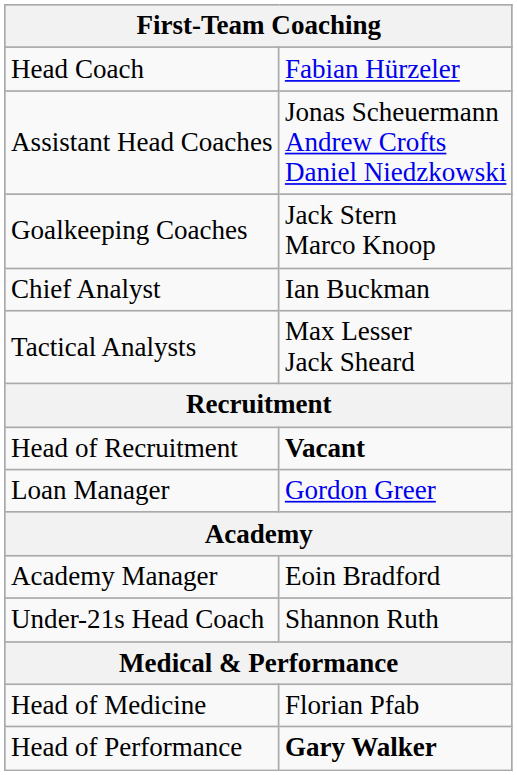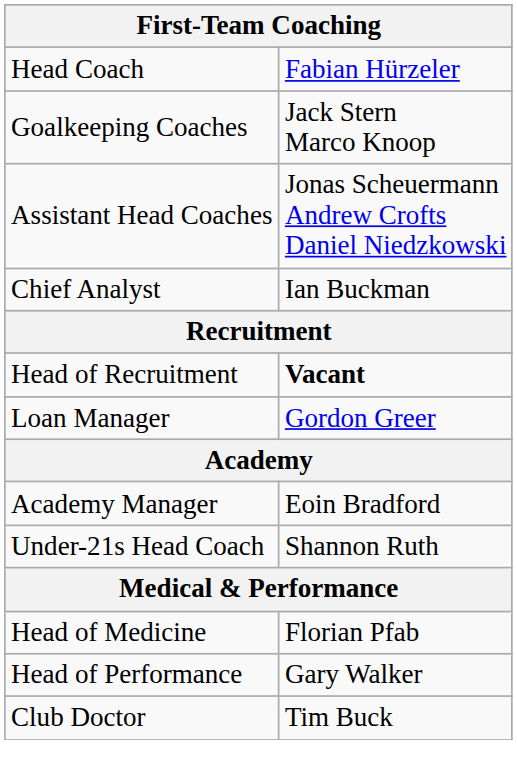rows swapped: (142, 142) <-> (129, 230)
- row: (104, 346)
(361, 747) bold -> (354, 674) normal
+ row: (78, 717)
